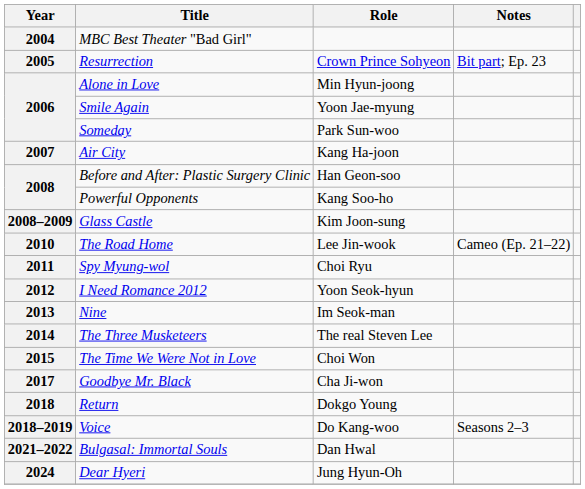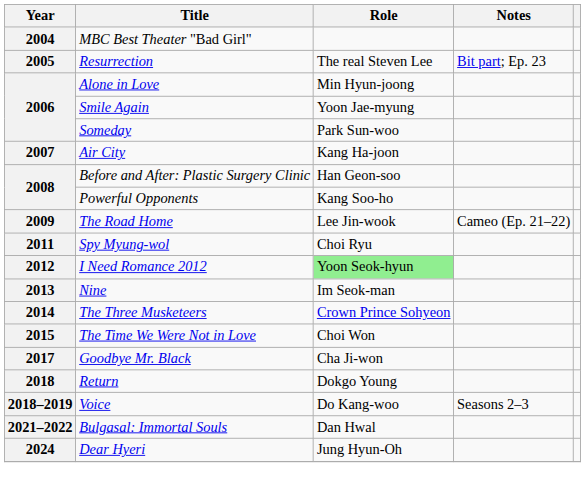(384, 61) Crown Prince Sohyeon -> (375, 61) The real Steven Lee
- row: (116, 221)
(40, 244) 2010 -> (40, 221) 2009
(365, 289) no background -> (365, 267) lightgreen background
(375, 335) The real Steven Lee -> (384, 312) Crown Prince Sohyeon
